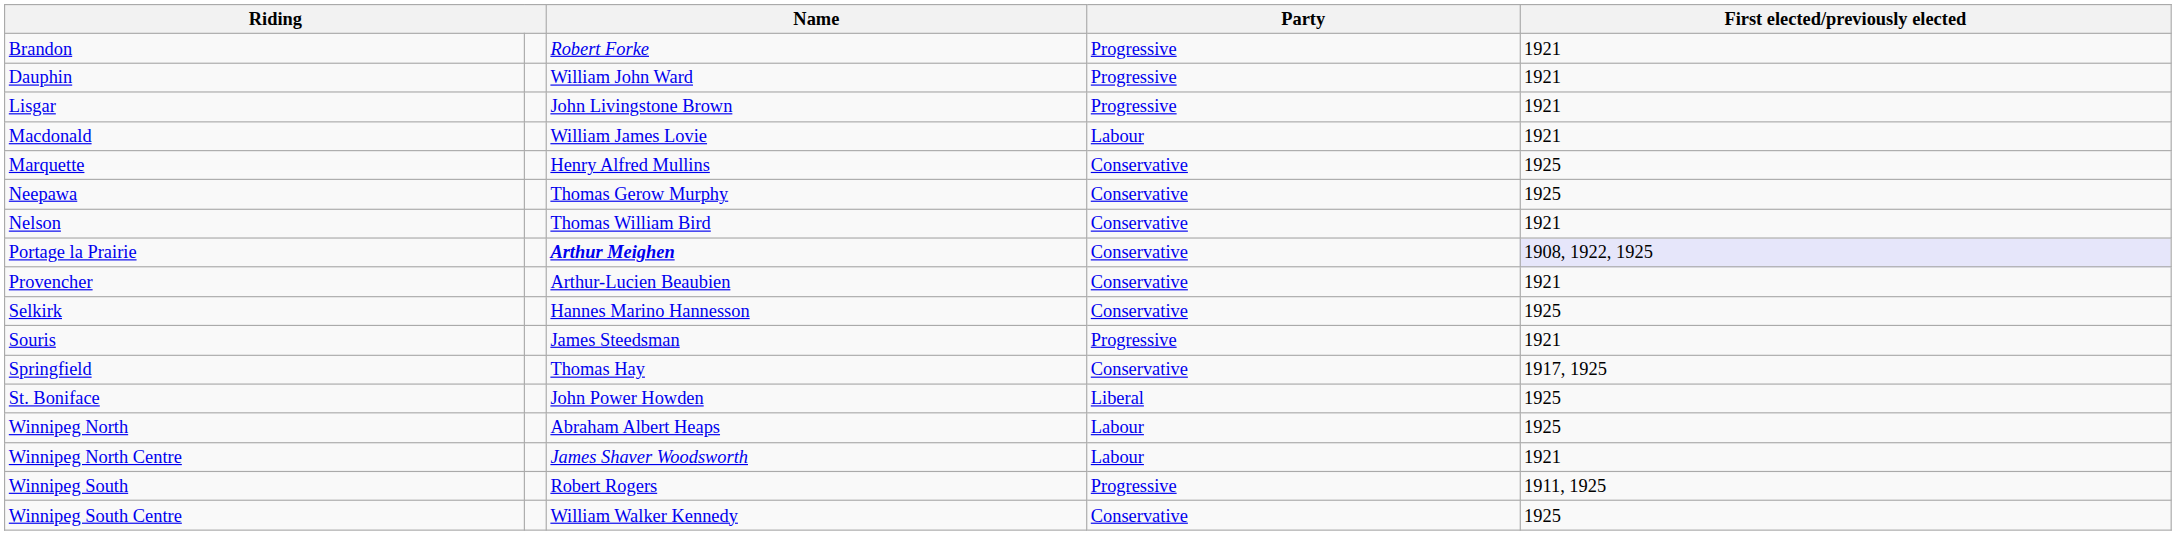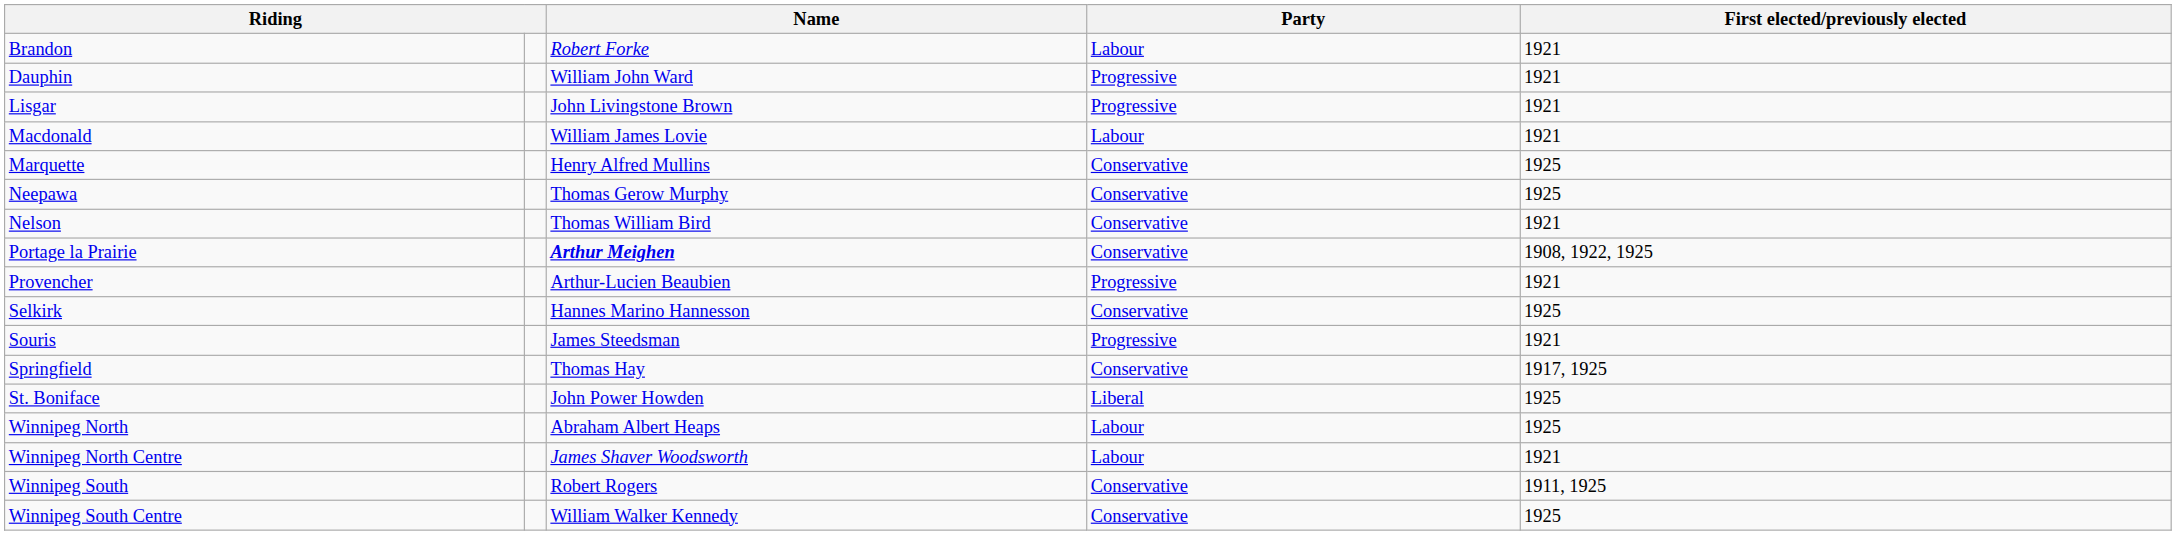(1134, 48) Progressive -> (1117, 48) Labour
(1588, 252) lavender background -> (1588, 252) no background
(1139, 281) Conservative -> (1134, 281) Progressive
(1134, 485) Progressive -> (1139, 485) Conservative
